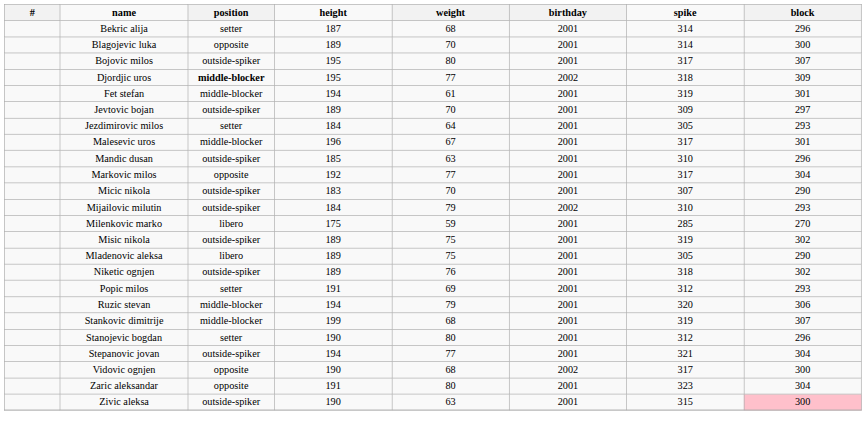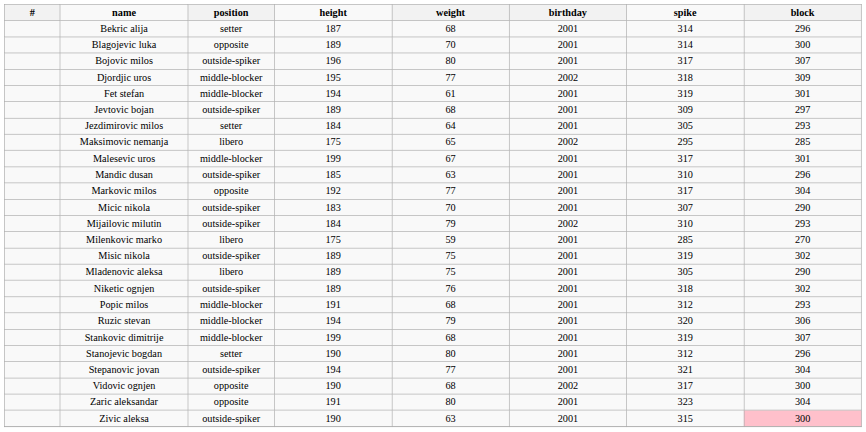(333, 61) 195 -> (333, 61) 196
(231, 77) bold -> (231, 77) normal
(451, 110) 70 -> (451, 110) 68
+ row: (124, 142)
(333, 142) 196 -> (333, 158) 199
(231, 288) setter -> (231, 304) middle-blocker
(451, 288) 69 -> (451, 304) 68
